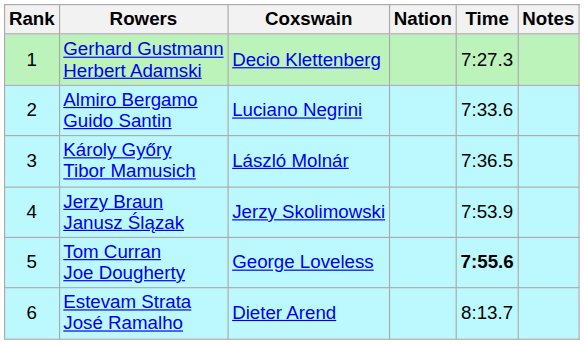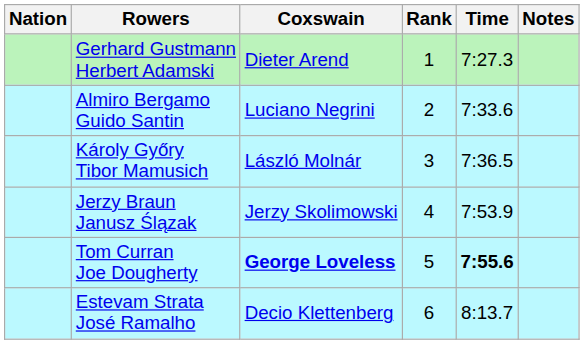columns swapped: (32, 19) <-> (423, 19)
(307, 59) Decio Klettenberg -> (297, 59) Dieter Arend
(303, 262) normal -> (320, 262) bold
(284, 313) Dieter Arend -> (319, 313) Decio Klettenberg
